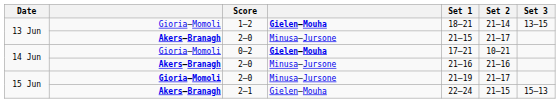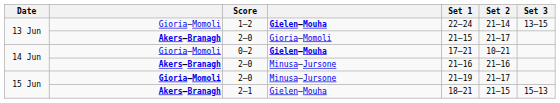(460, 24) 18–21 -> (460, 24) 22–24
(303, 37) Minusa–Jursone -> (301, 37) Gioria–Momoli
(460, 91) 22–24 -> (460, 91) 18–21
